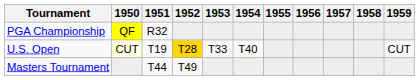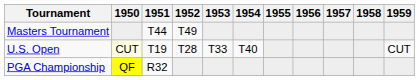rows swapped: (58, 67) <-> (56, 31)
(187, 49) gold background -> (187, 49) no background
